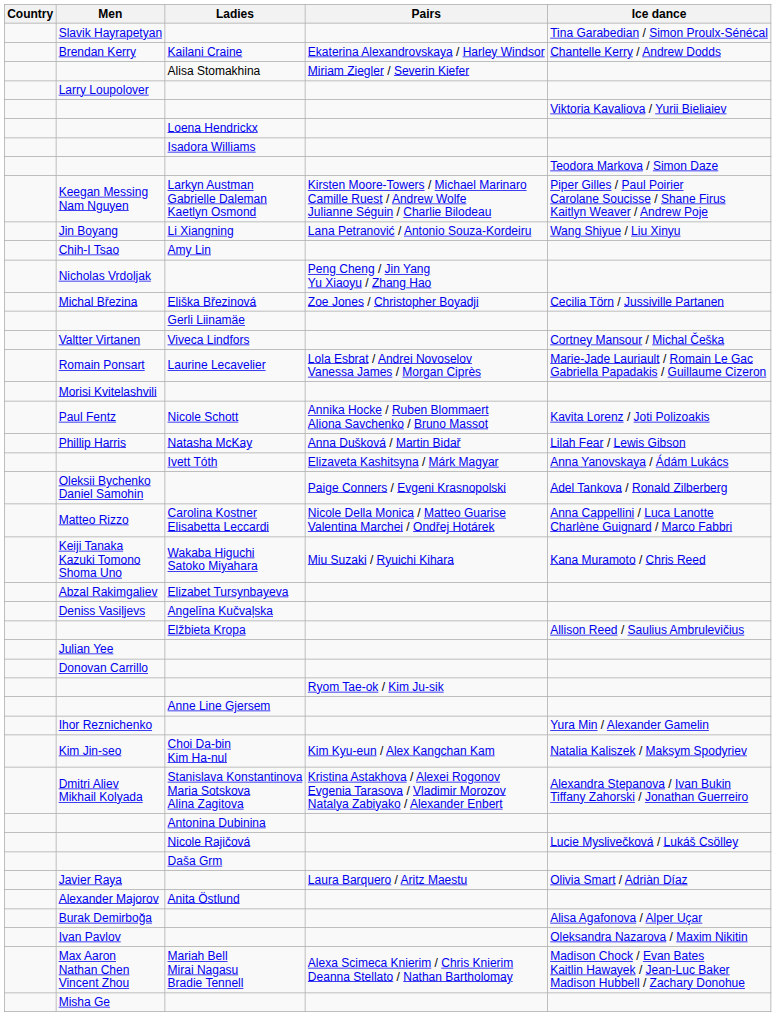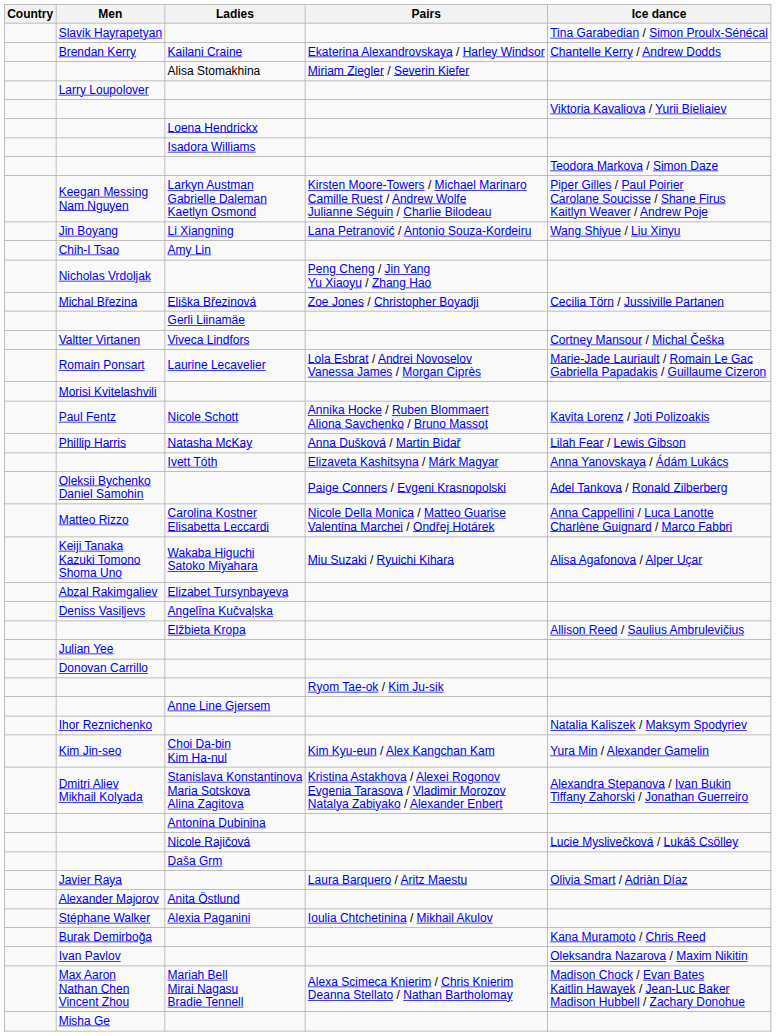(628, 559) Kana Muramoto / Chris Reed -> (626, 559) Alisa Agafonova / Alper Uçar
(630, 725) Yura Min / Alexander Gamelin -> (649, 725) Natalia Kaliszek / Maksym Spodyriev
(649, 751) Natalia Kaliszek / Maksym Spodyriev -> (630, 751) Yura Min / Alexander Gamelin
+ row: (104, 918)
(626, 918) Alisa Agafonova / Alper Uçar -> (628, 937) Kana Muramoto / Chris Reed
